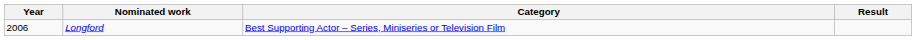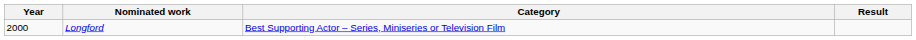(17, 27) 2006 -> (17, 27) 2000
